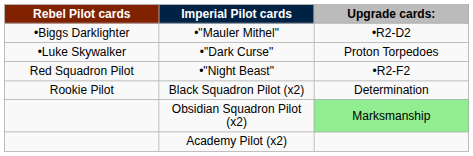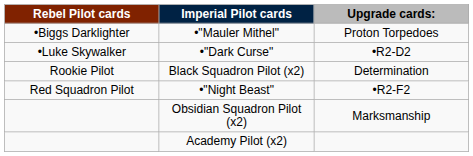(391, 33) •R2-D2 -> (391, 33) Proton Torpedoes
(391, 52) Proton Torpedoes -> (391, 52) •R2-D2
rows swapped: (237, 71) <-> (237, 90)
(391, 115) lightgreen background -> (391, 115) no background
